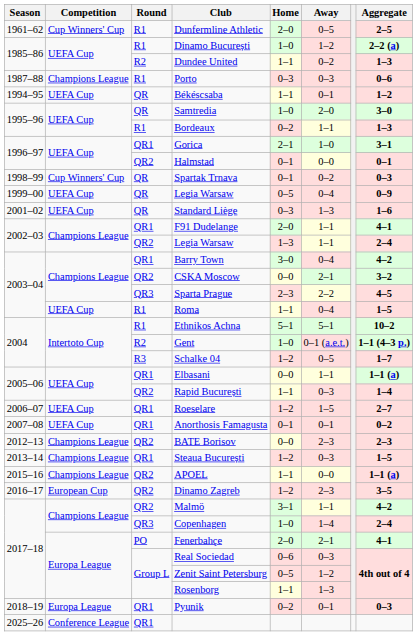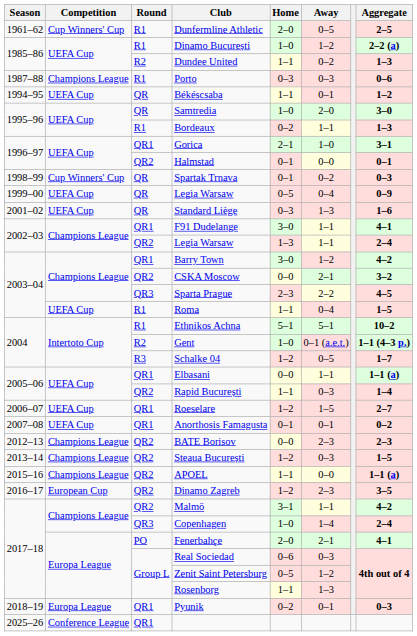(286, 227) 2–0 -> (286, 227) 3–0
(326, 260) 0–4 -> (326, 260) 1–2
(144, 458) QR1 -> (144, 458) QR2
